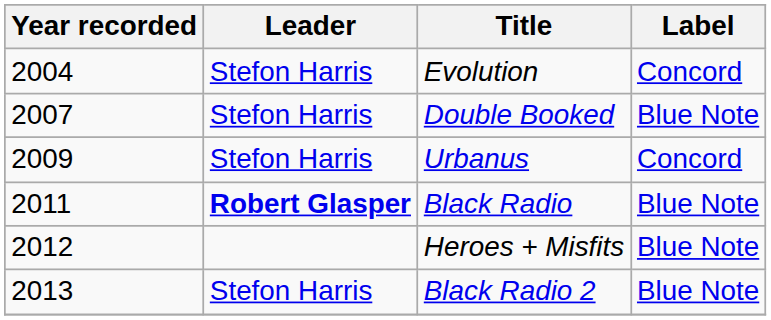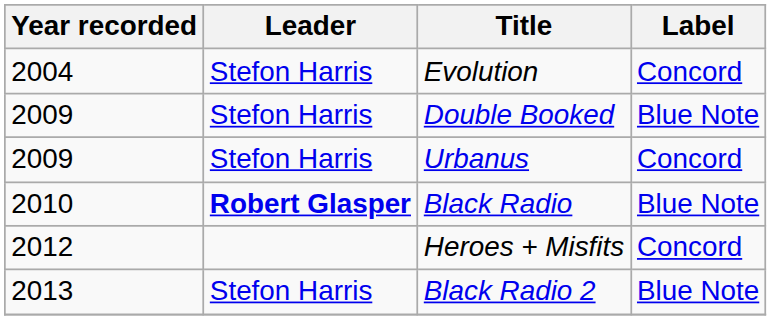(42, 114) 2007 -> (42, 114) 2009
(41, 203) 2011 -> (42, 203) 2010
(698, 247) Blue Note -> (690, 247) Concord
